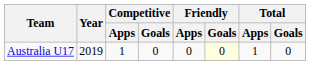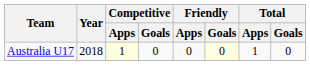(91, 51) 2019 -> (91, 51) 2018
(122, 51) no background -> (122, 51) lightyellow background
